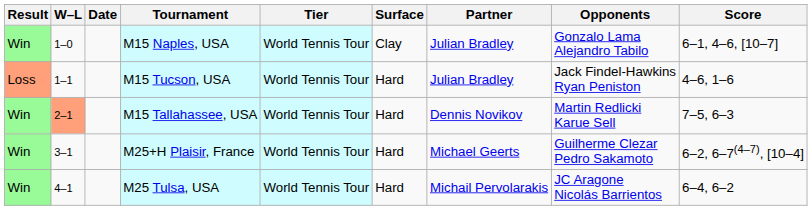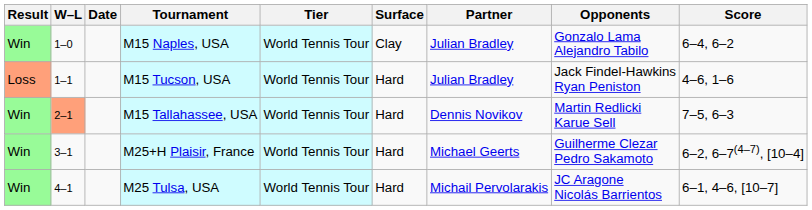(730, 43) 6–1, 4–6, [10–7] -> (708, 43) 6–4, 6–2
(708, 187) 6–4, 6–2 -> (730, 187) 6–1, 4–6, [10–7]
